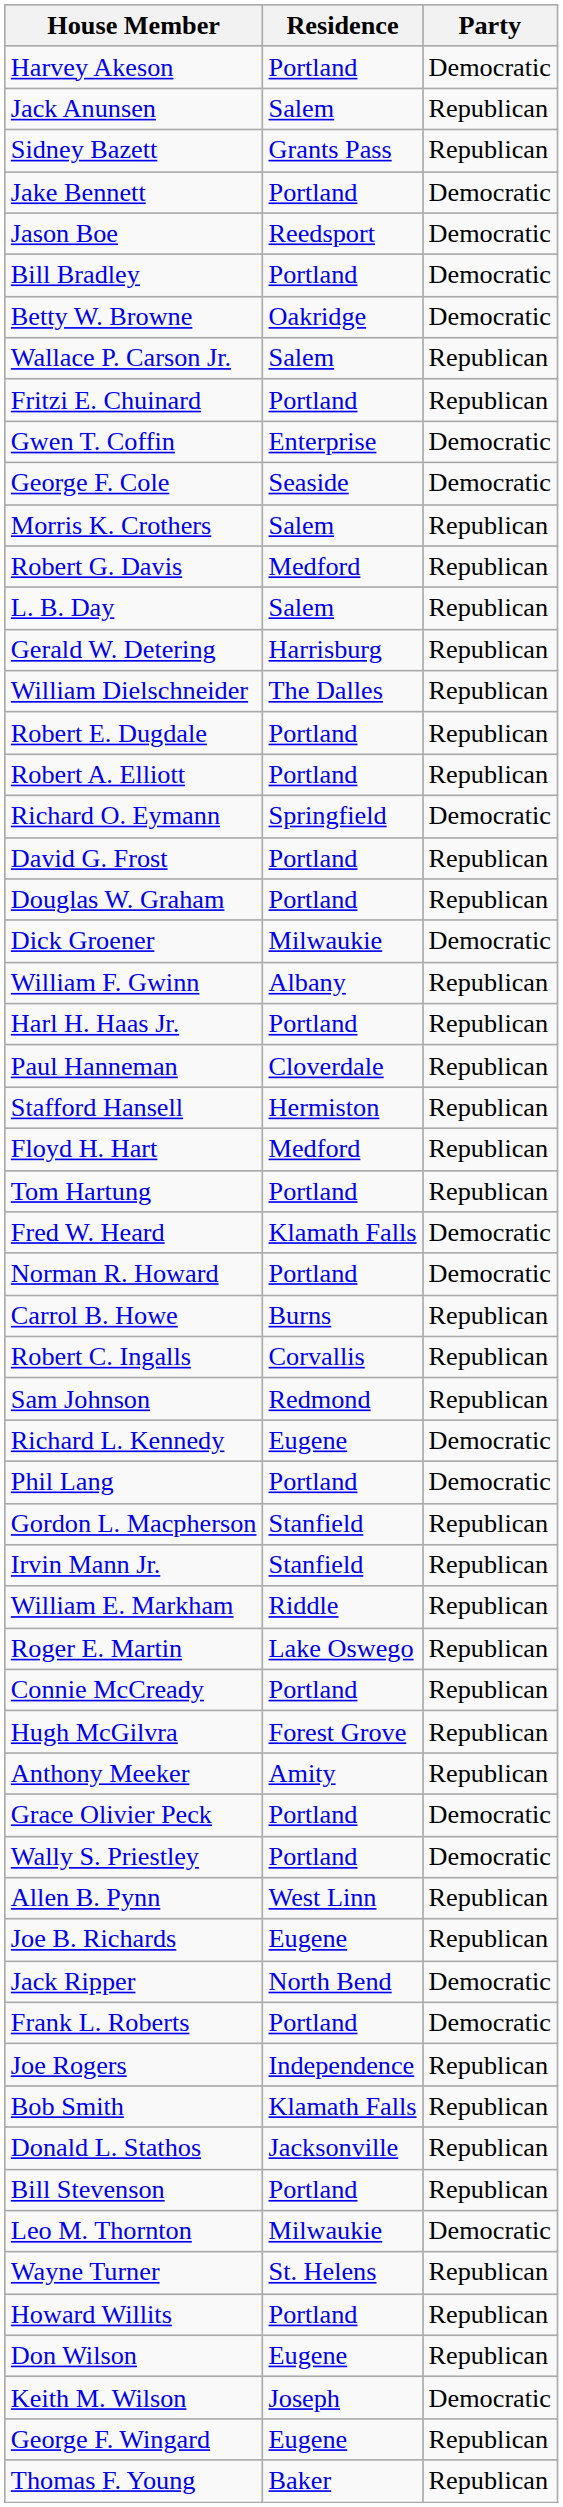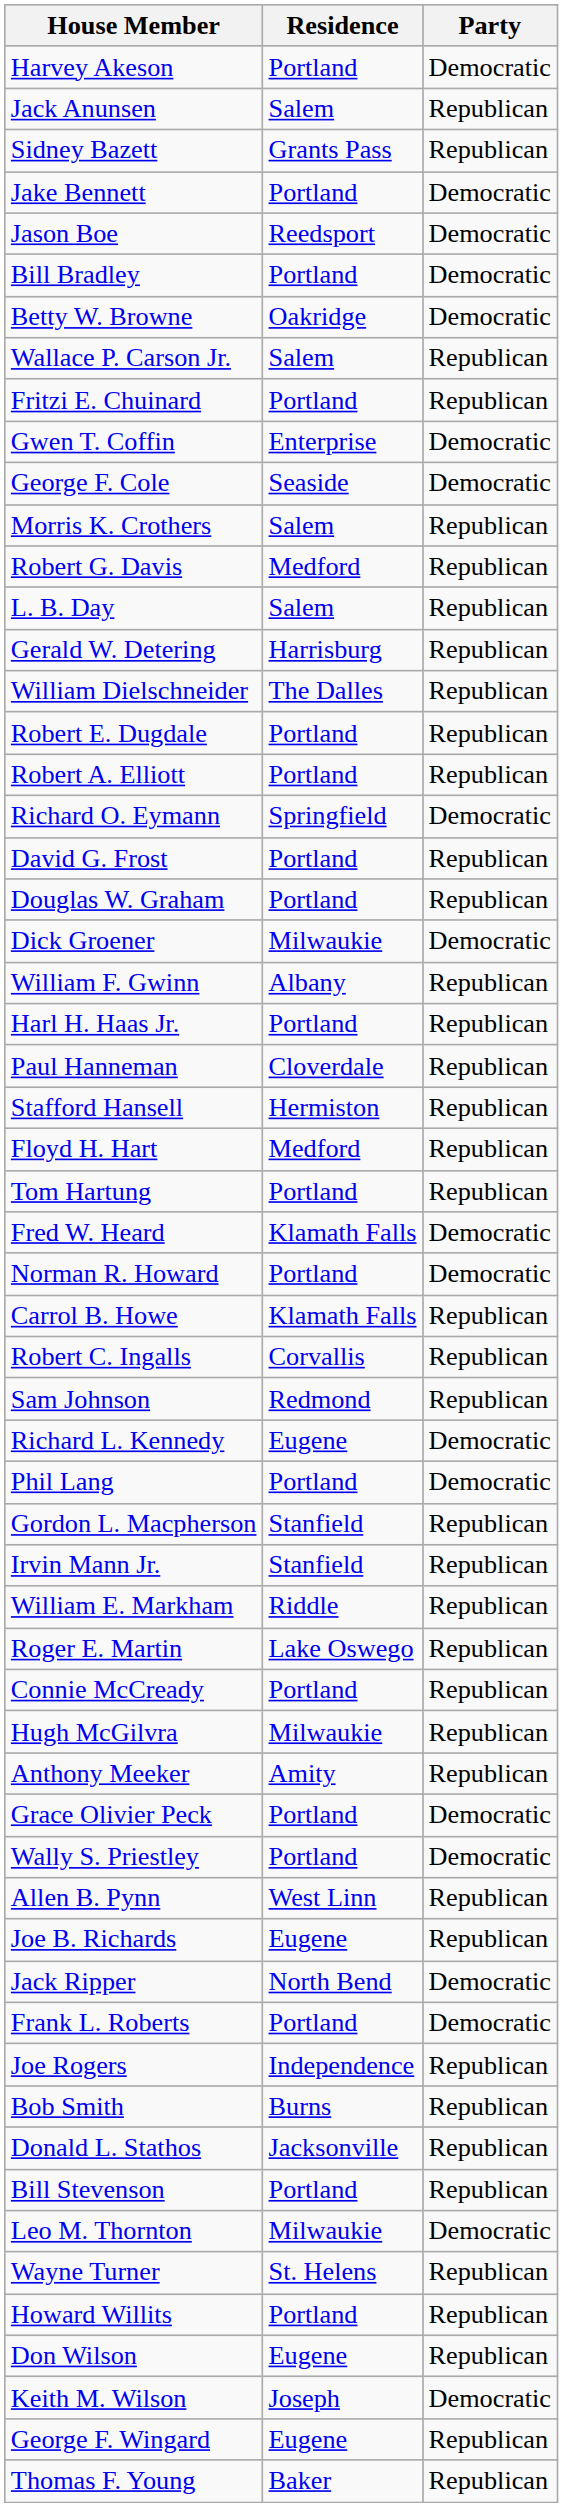(300, 1315) Burns -> (343, 1315) Klamath Falls
(337, 1731) Forest Grove -> (325, 1731) Milwaukie
(343, 2106) Klamath Falls -> (300, 2106) Burns
